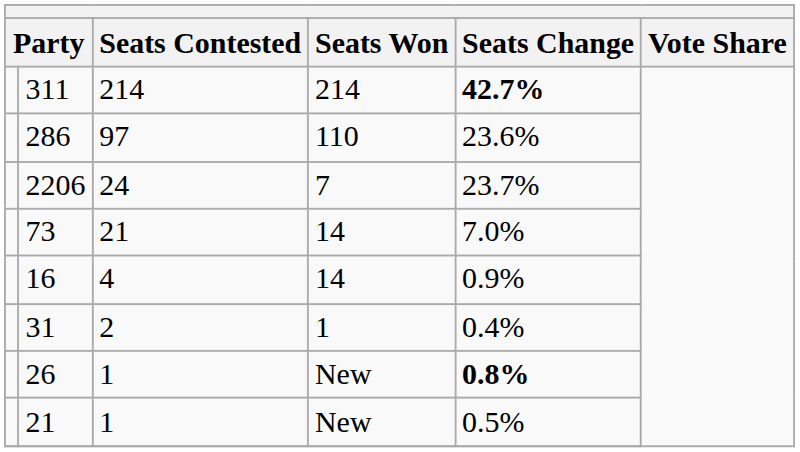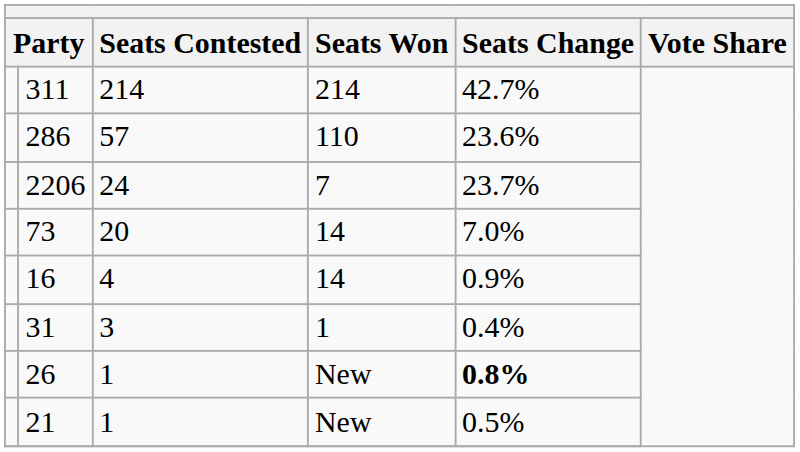(503, 89) bold -> (501, 89) normal
(114, 136) 97 -> (114, 136) 57
(114, 231) 21 -> (114, 231) 20
(107, 326) 2 -> (107, 326) 3
